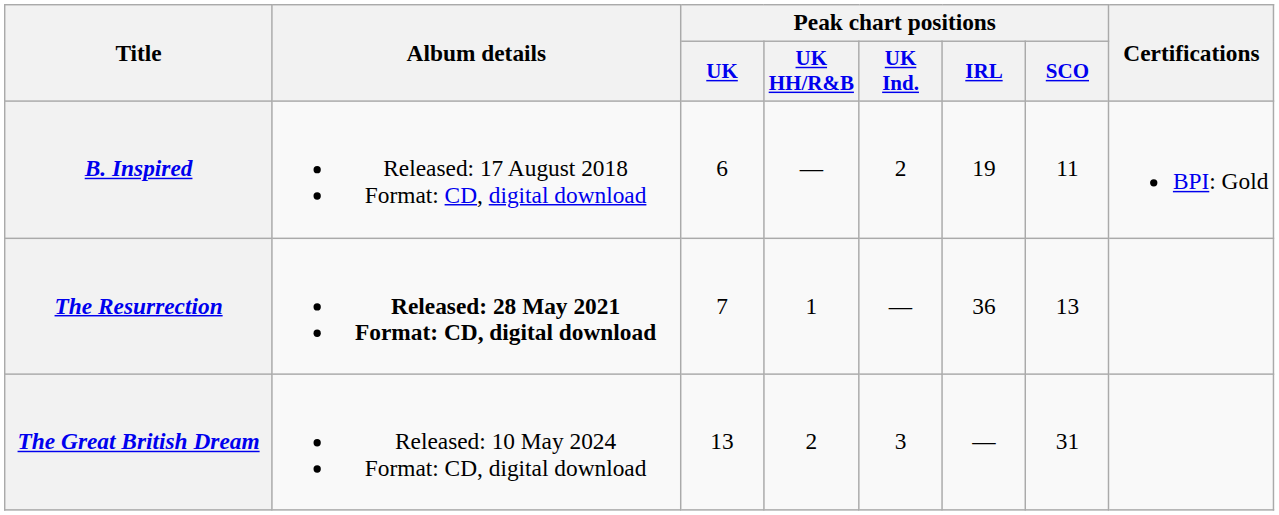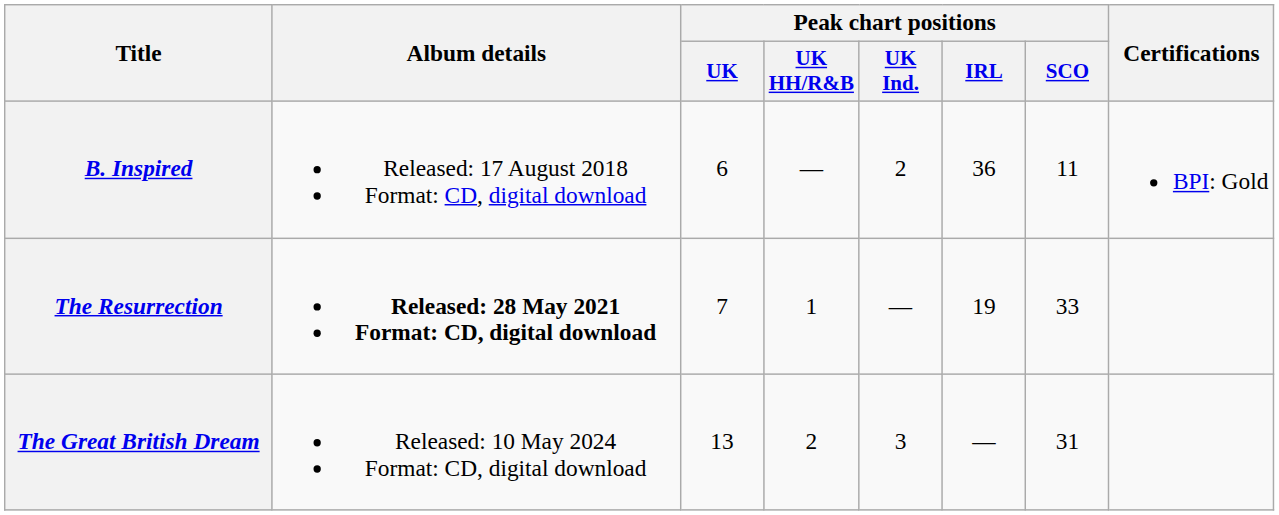(984, 169) 19 -> (984, 169) 36
(984, 305) 36 -> (984, 305) 19
(1067, 305) 13 -> (1067, 305) 33
